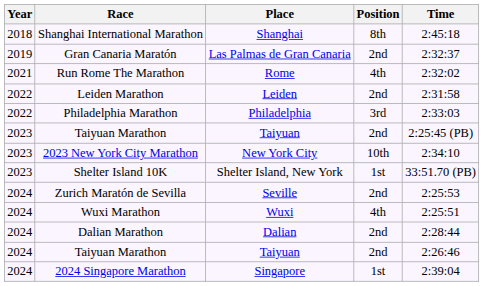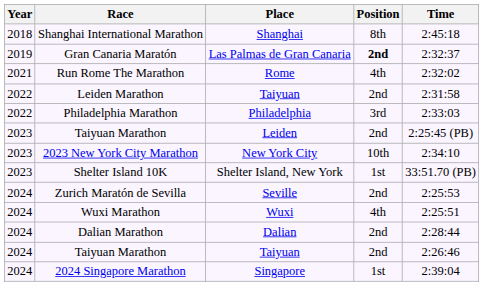(378, 53) normal -> (378, 53) bold
(280, 93) Leiden -> (280, 93) Taiyuan
(280, 133) Taiyuan -> (280, 133) Leiden
